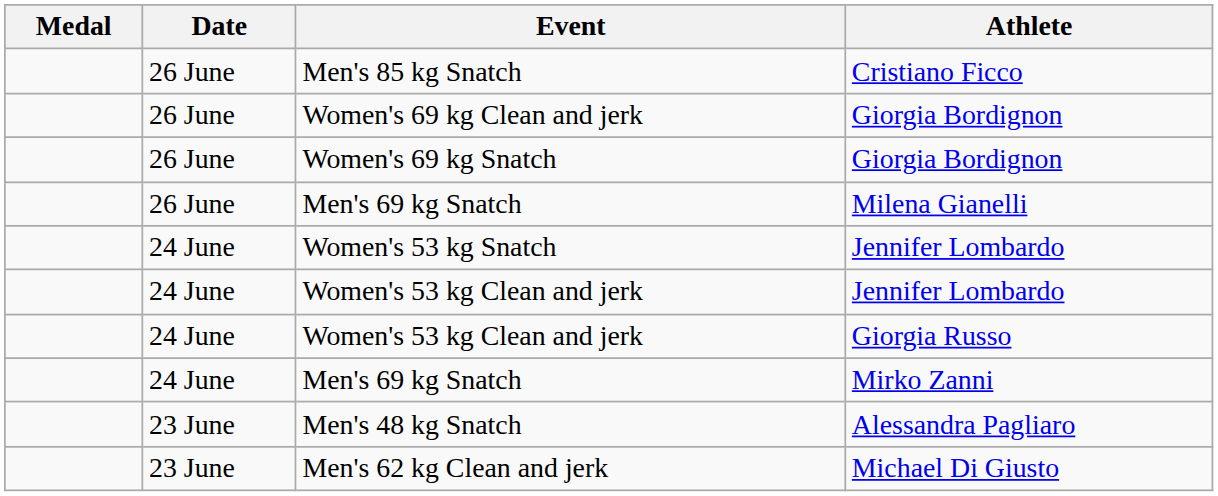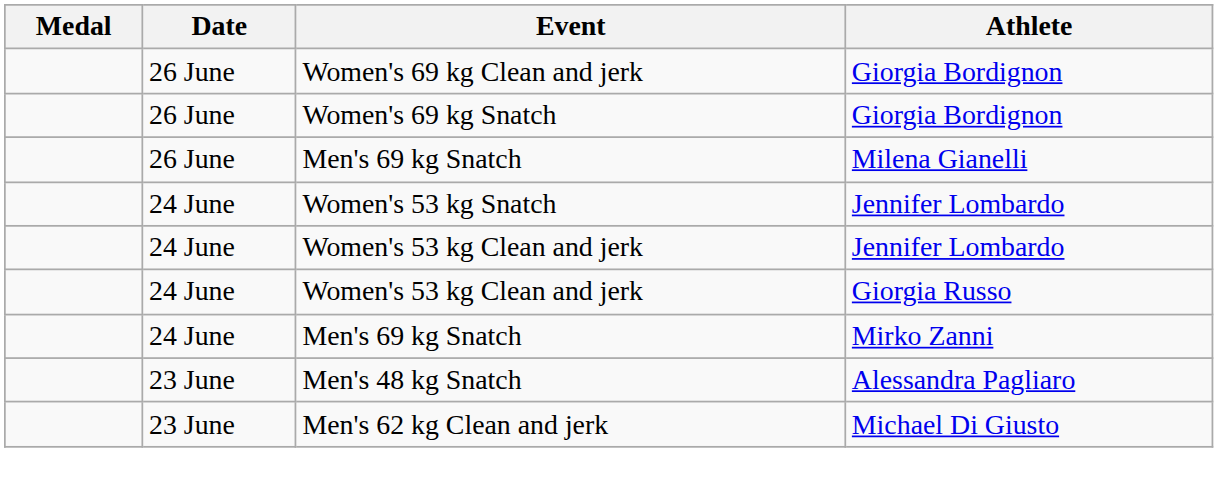- row: (412, 70)
